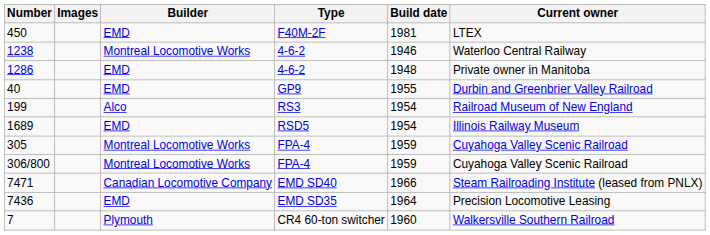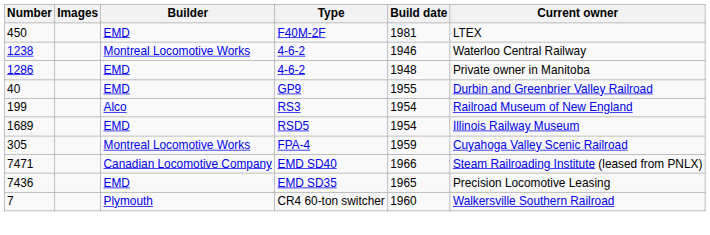- row: (29, 164)
(403, 201) 1964 -> (403, 182) 1965
